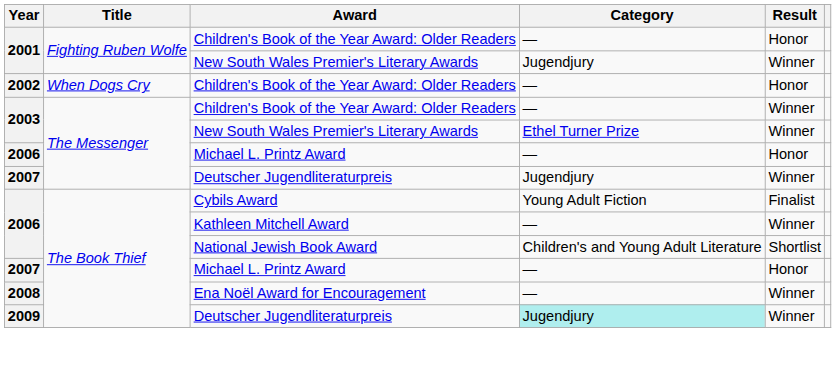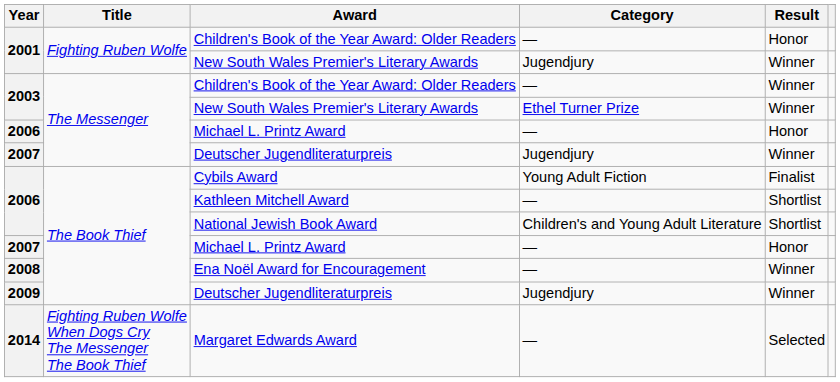- row: (24, 85)
(791, 223) Winner -> (795, 200) Shortlist
(558, 316) paleturquoise background -> (558, 293) no background
+ row: (24, 340)
